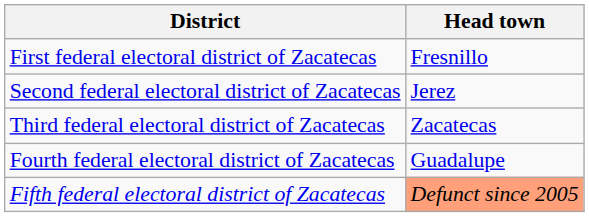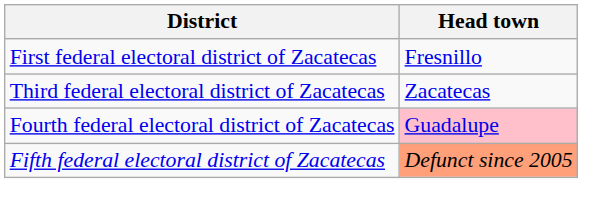- row: (205, 90)
(458, 159) no background -> (452, 125) pink background
